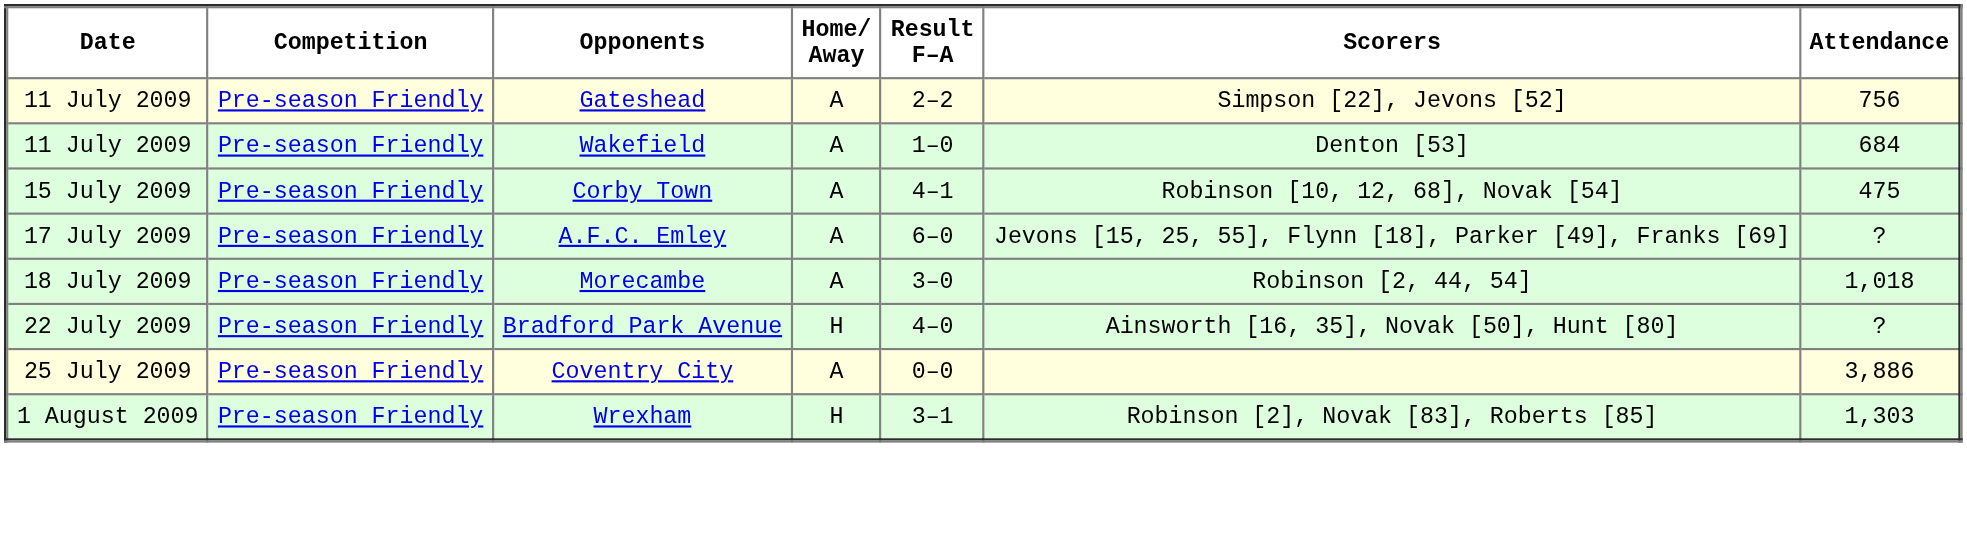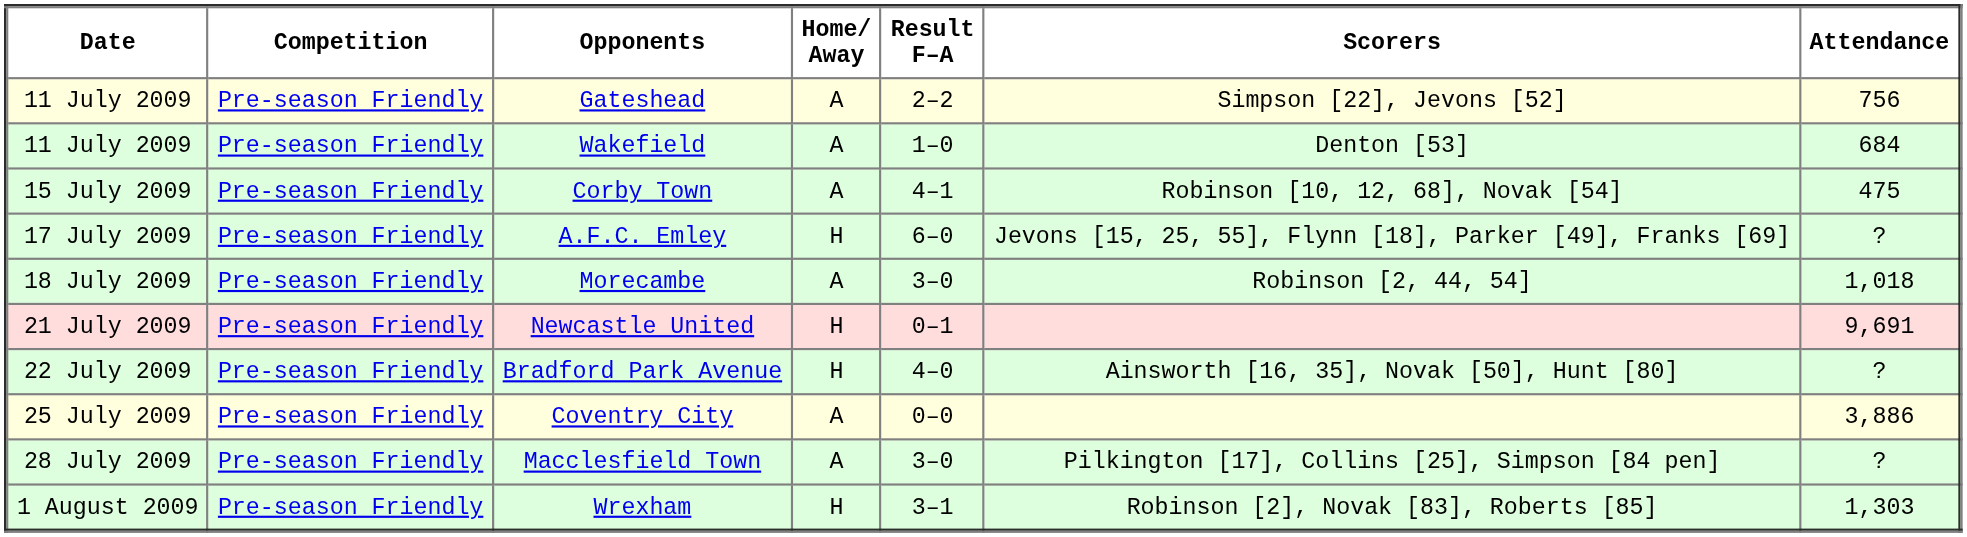(836, 236) A -> (836, 236) H
+ row: (642, 327)
+ row: (642, 462)
